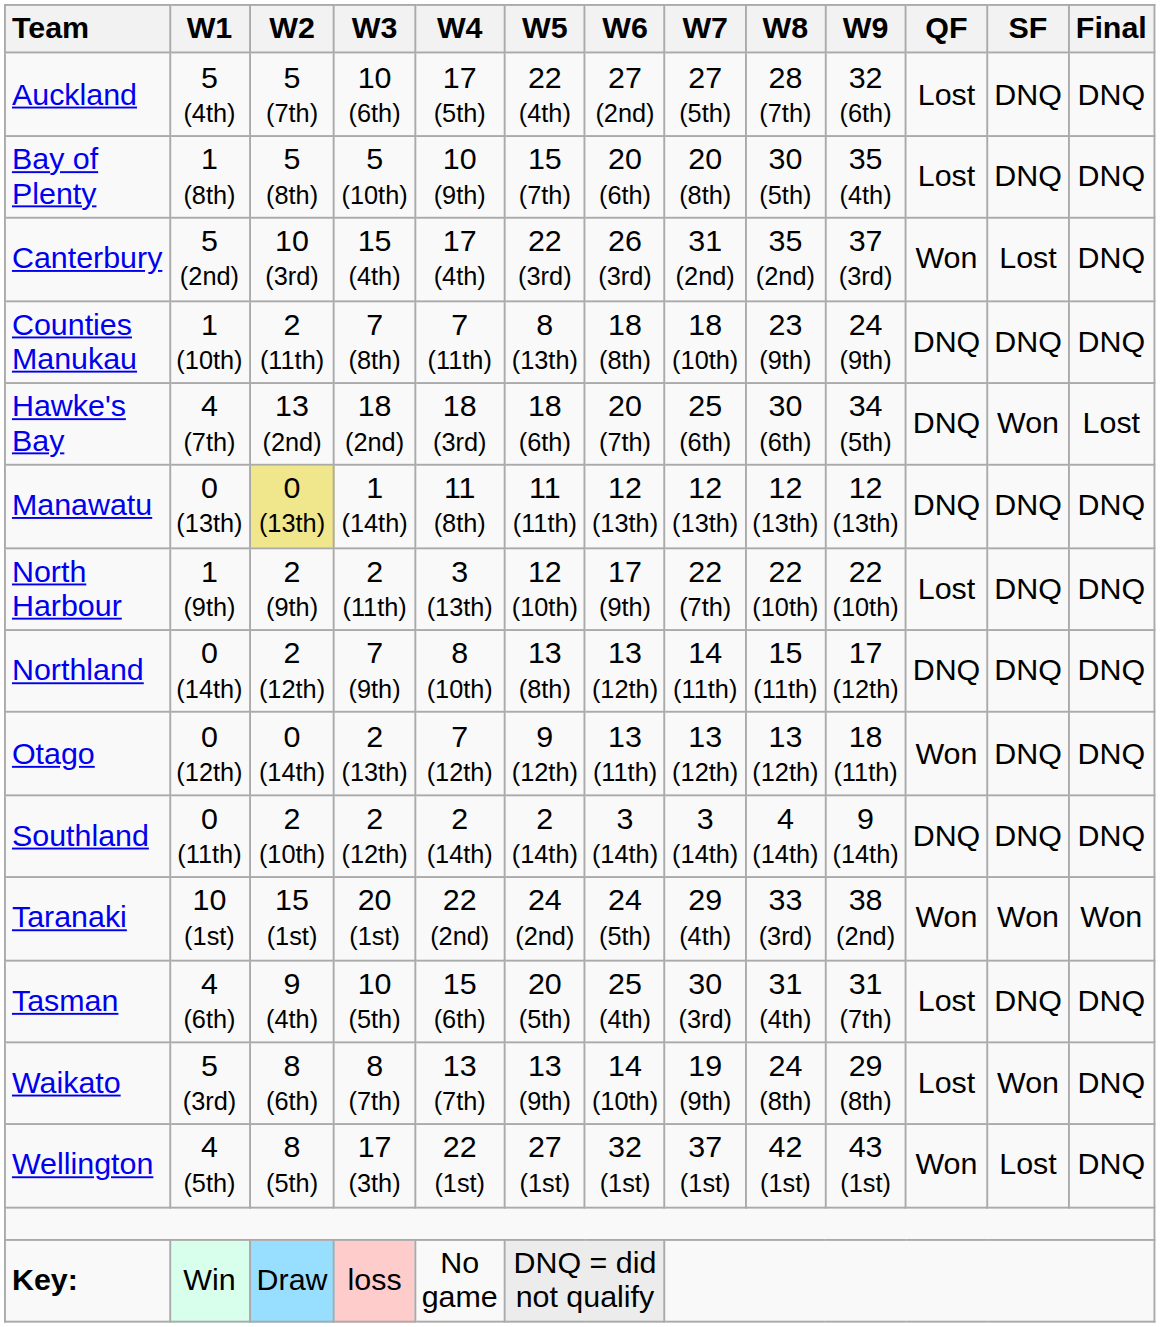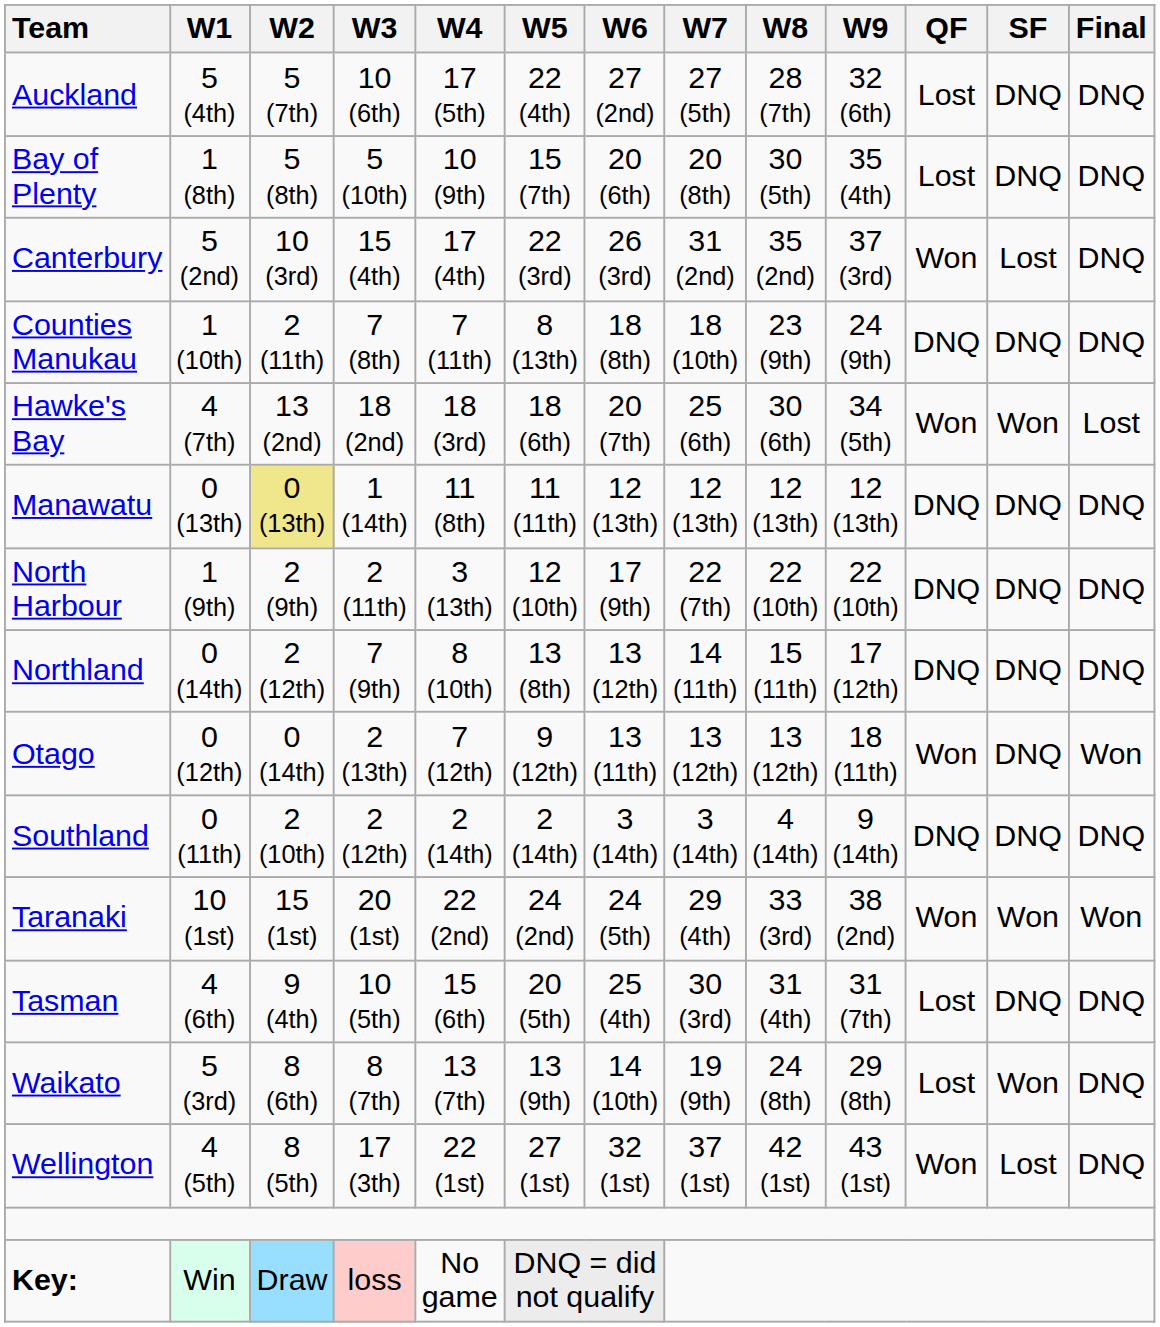(946, 423) DNQ -> (946, 423) Won
(946, 588) Lost -> (946, 588) DNQ
(1111, 753) DNQ -> (1111, 753) Won
